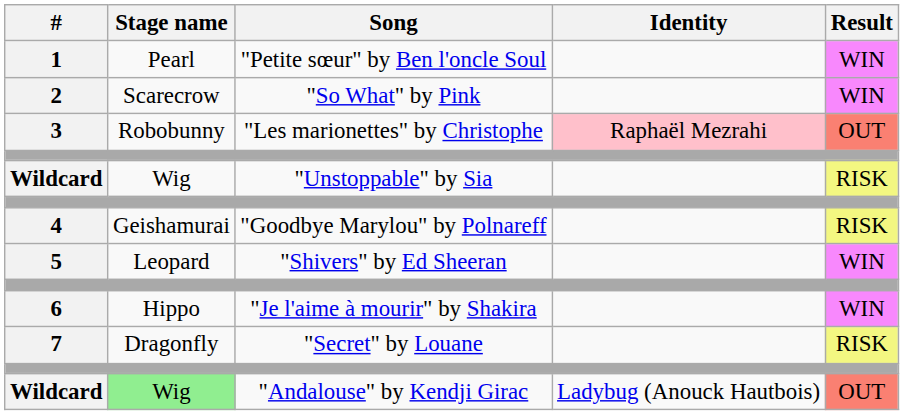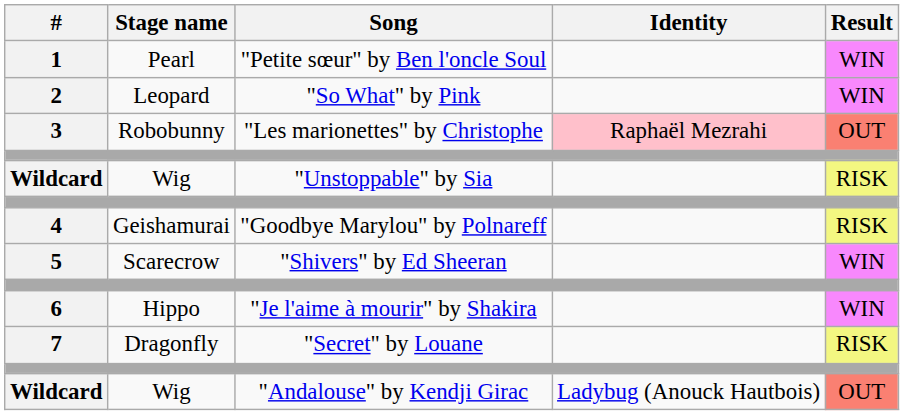(171, 95) Scarecrow -> (171, 95) Leopard
(171, 261) Leopard -> (171, 261) Scarecrow
(171, 391) lightgreen background -> (171, 391) no background
